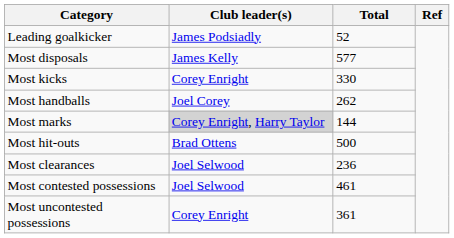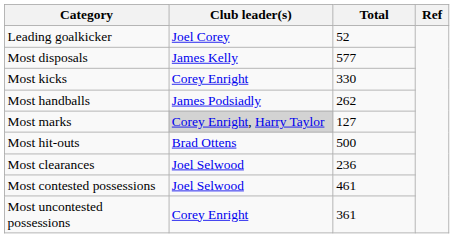(216, 36) James Podsiadly -> (201, 36) Joel Corey
(201, 100) Joel Corey -> (216, 100) James Podsiadly
(346, 121) 144 -> (346, 121) 127
